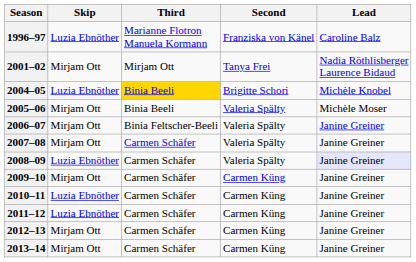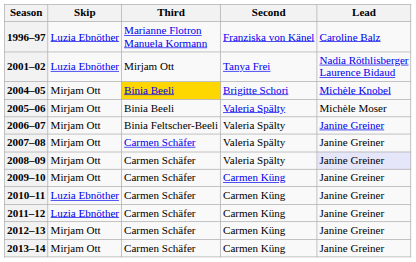(76, 66) Mirjam Ott -> (85, 66) Luzia Ebnöther
(85, 90) Luzia Ebnöther -> (76, 90) Mirjam Ott
(85, 160) Luzia Ebnöther -> (76, 160) Mirjam Ott
